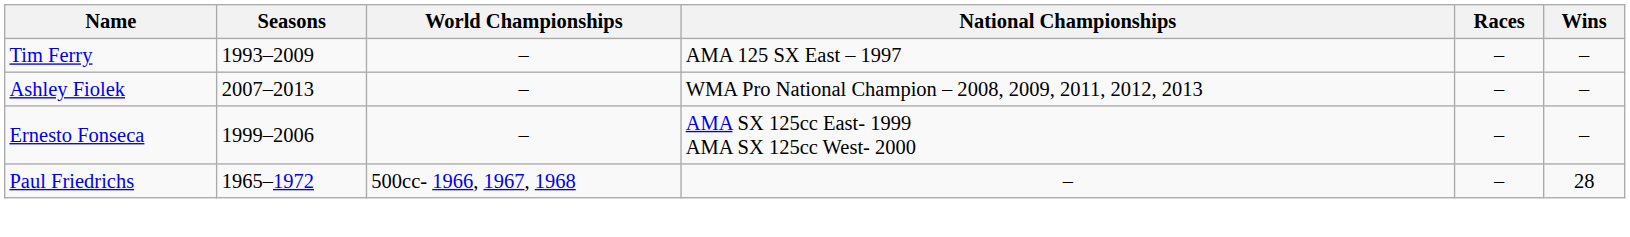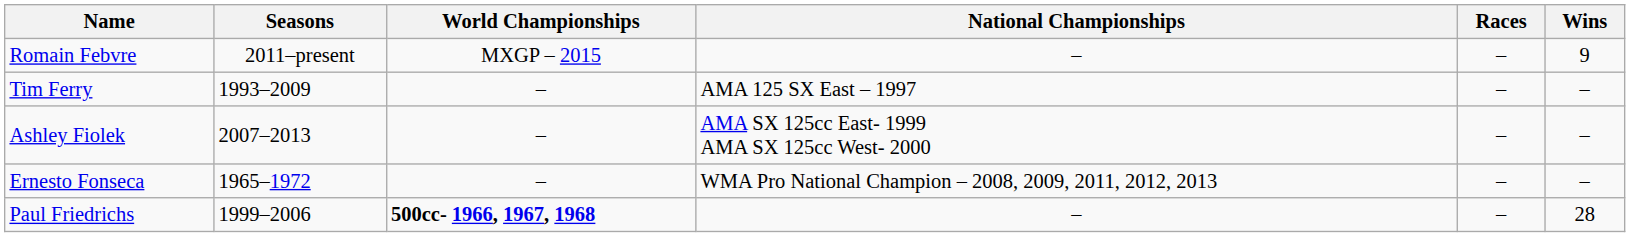+ row: (73, 55)
(944, 89) WMA Pro National Champion – 2008, 2009, 2011, 2012, 2013 -> (816, 135) AMA SX 125cc East- 1999 AMA SX 125cc West- 2000
(268, 135) 1999–2006 -> (265, 181) 1965–1972
(801, 135) AMA SX 125cc East- 1999 AMA SX 125cc West- 2000 -> (959, 181) WMA Pro National Champion – 2008, 2009, 2011, 2012, 2013
(268, 181) 1965–1972 -> (265, 215) 1999–2006
(474, 181) normal -> (493, 215) bold
